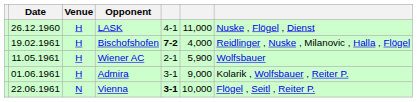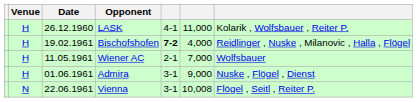columns swapped: (35, 12) <-> (79, 12)
(266, 27) Nuske , Flögel , Dienst -> (282, 27) Kolarik , Wolfsbauer , Reiter P.
(200, 58) 5,900 -> (200, 58) 7,000
(282, 74) Kolarik , Wolfsbauer , Reiter P. -> (266, 74) Nuske , Flögel , Dienst
(171, 89) bold -> (171, 89) normal
(197, 89) 10,000 -> (197, 89) 10,008
